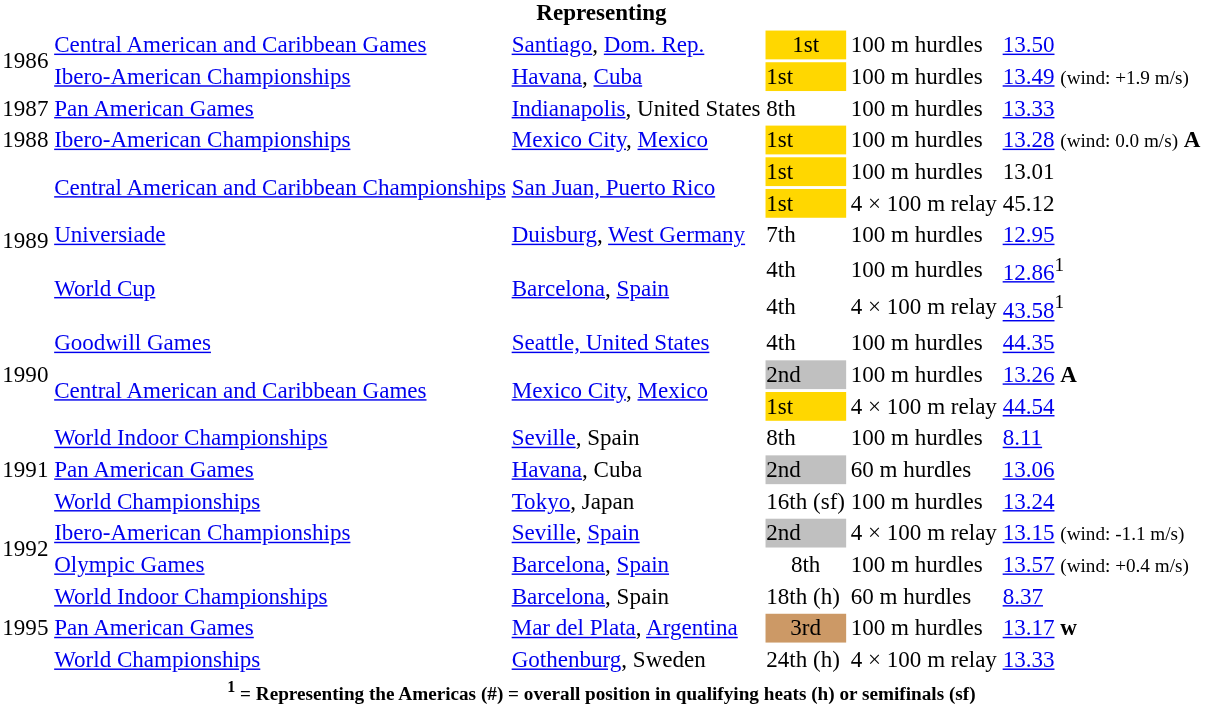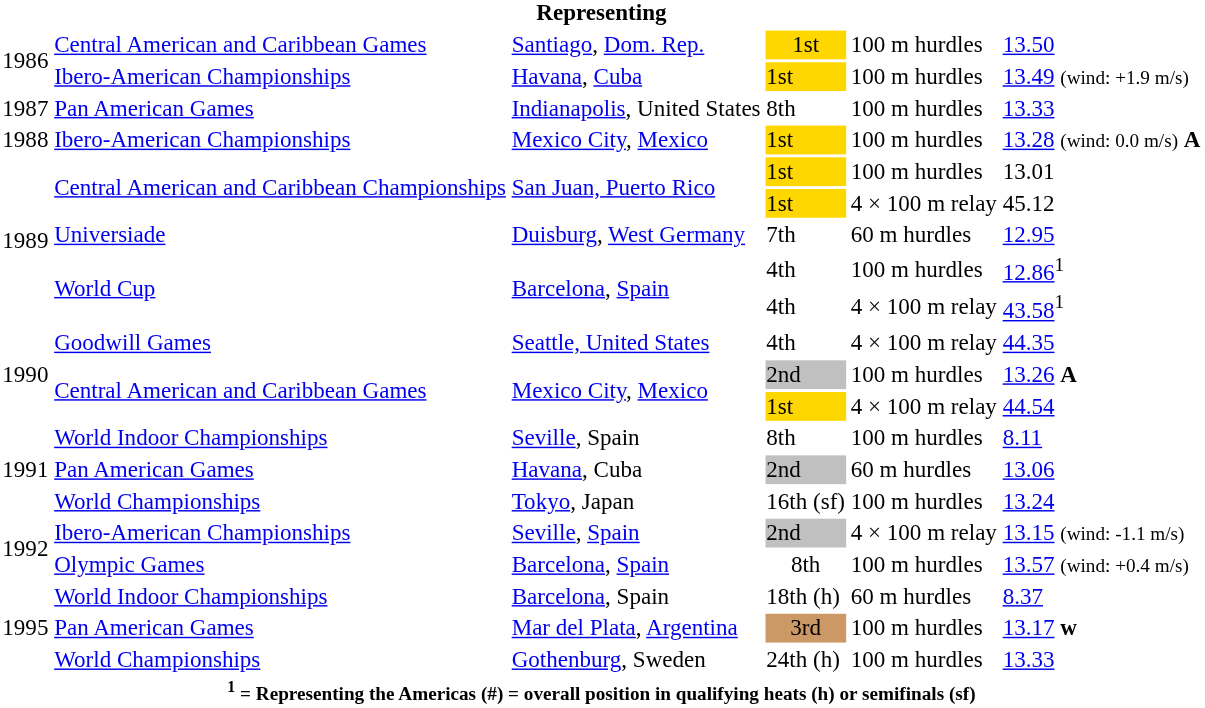(917, 234) 100 m hurdles -> (911, 234) 60 m hurdles
(917, 342) 100 m hurdles -> (924, 342) 4 × 100 m relay
(924, 659) 4 × 100 m relay -> (917, 659) 100 m hurdles
